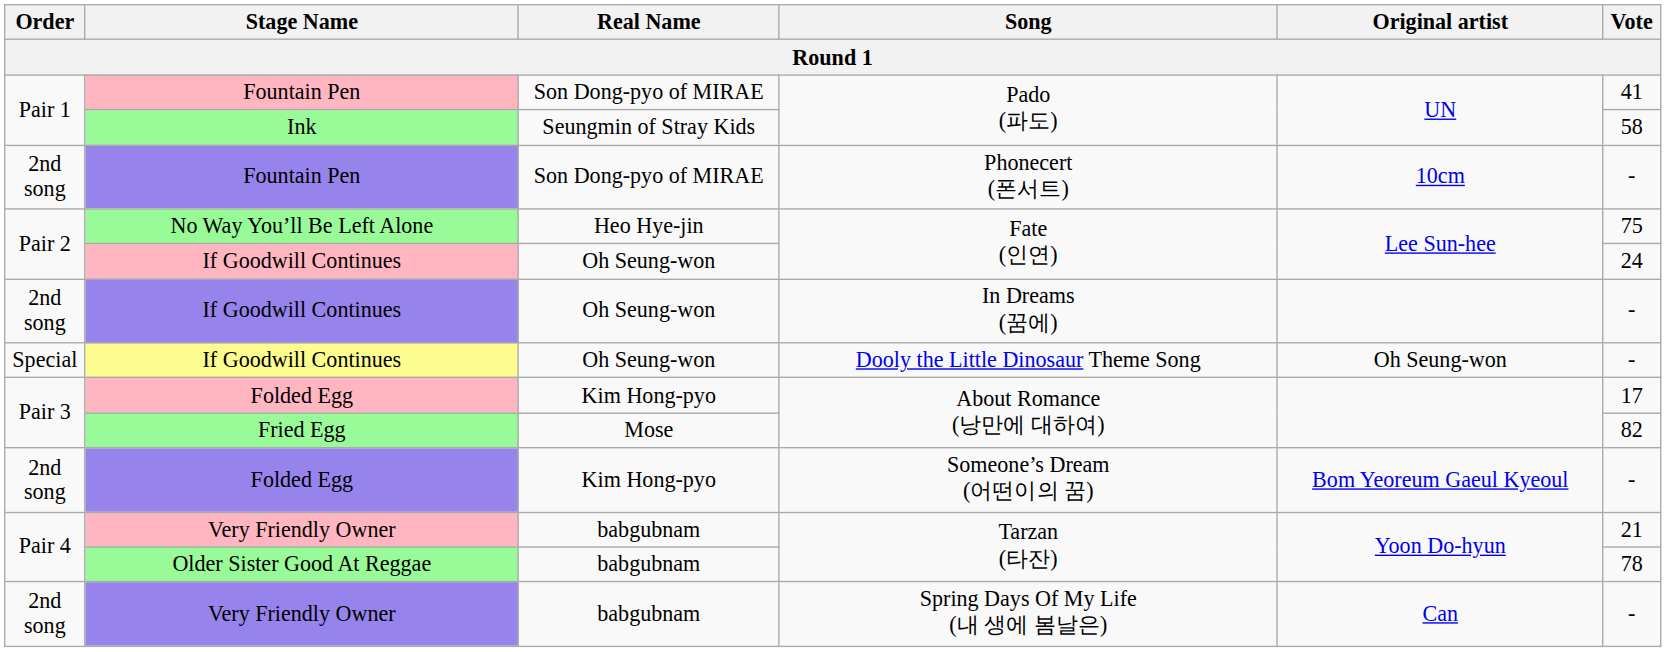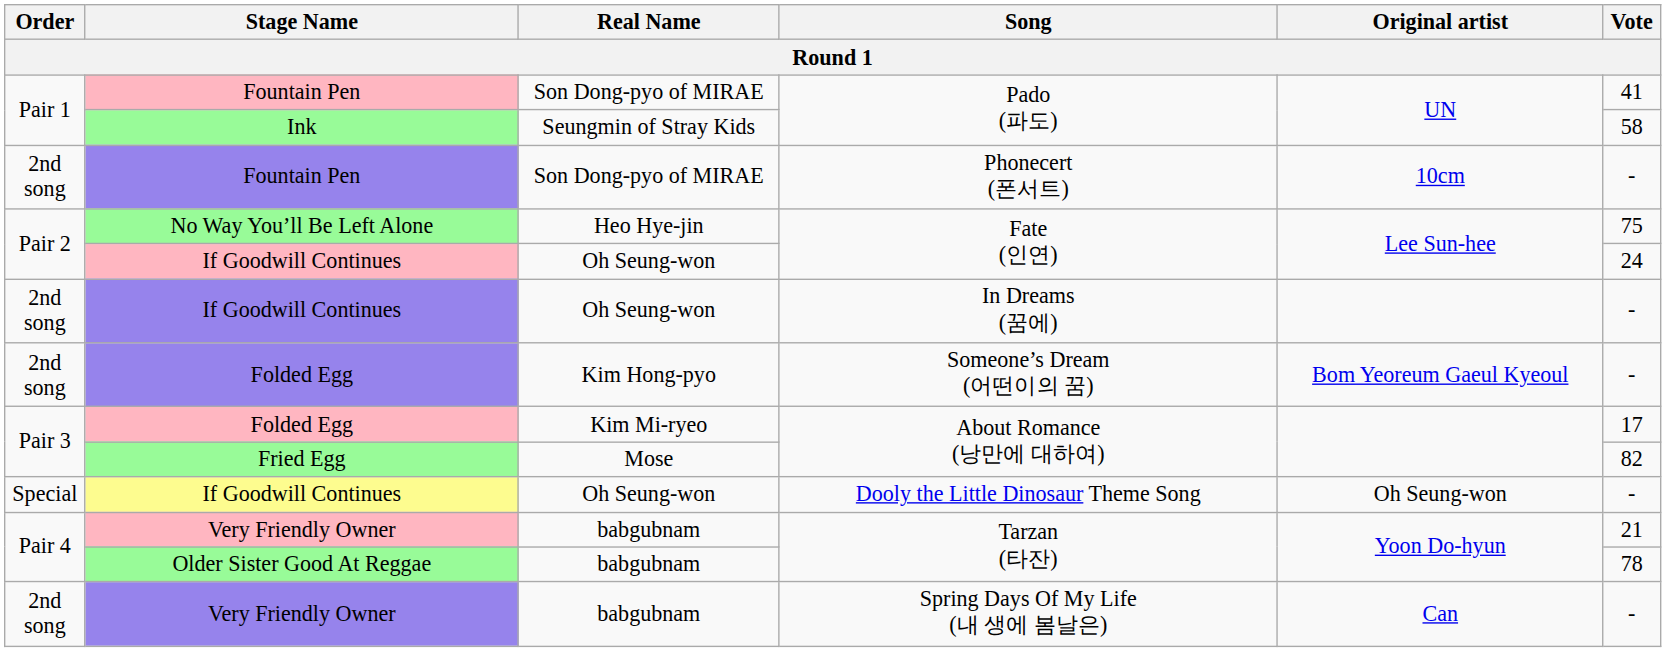rows swapped: (302, 360) <-> (302, 479)
(649, 395) Kim Hong-pyo -> (649, 424) Kim Mi-ryeo
